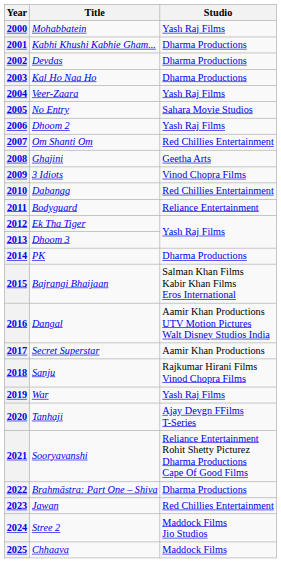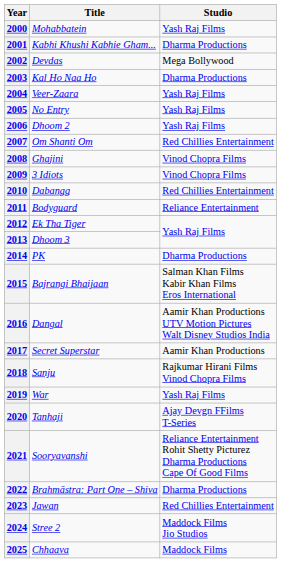(205, 61) Dharma Productions -> (198, 61) Mega Bollywood
(208, 110) Sahara Movie Studios -> (194, 110) Yash Raj Films
(187, 158) Geetha Arts -> (204, 158) Vinod Chopra Films
